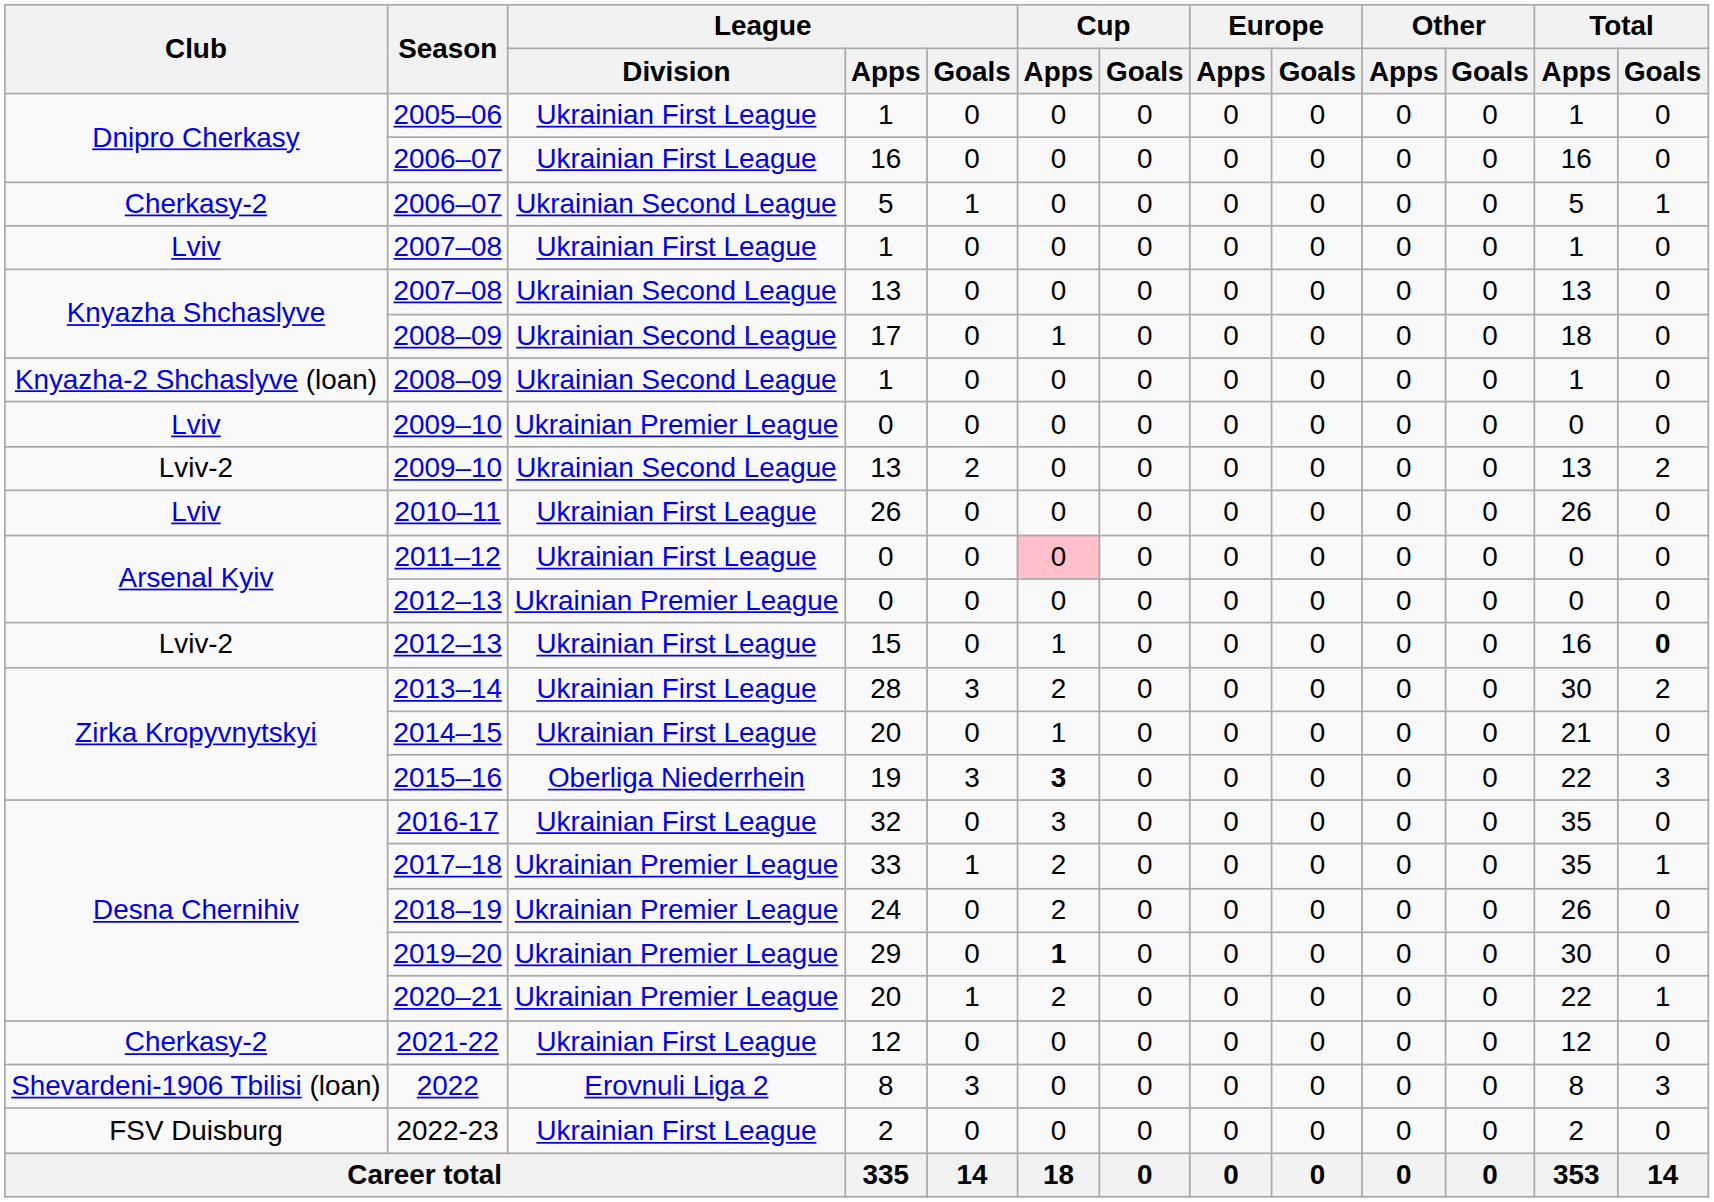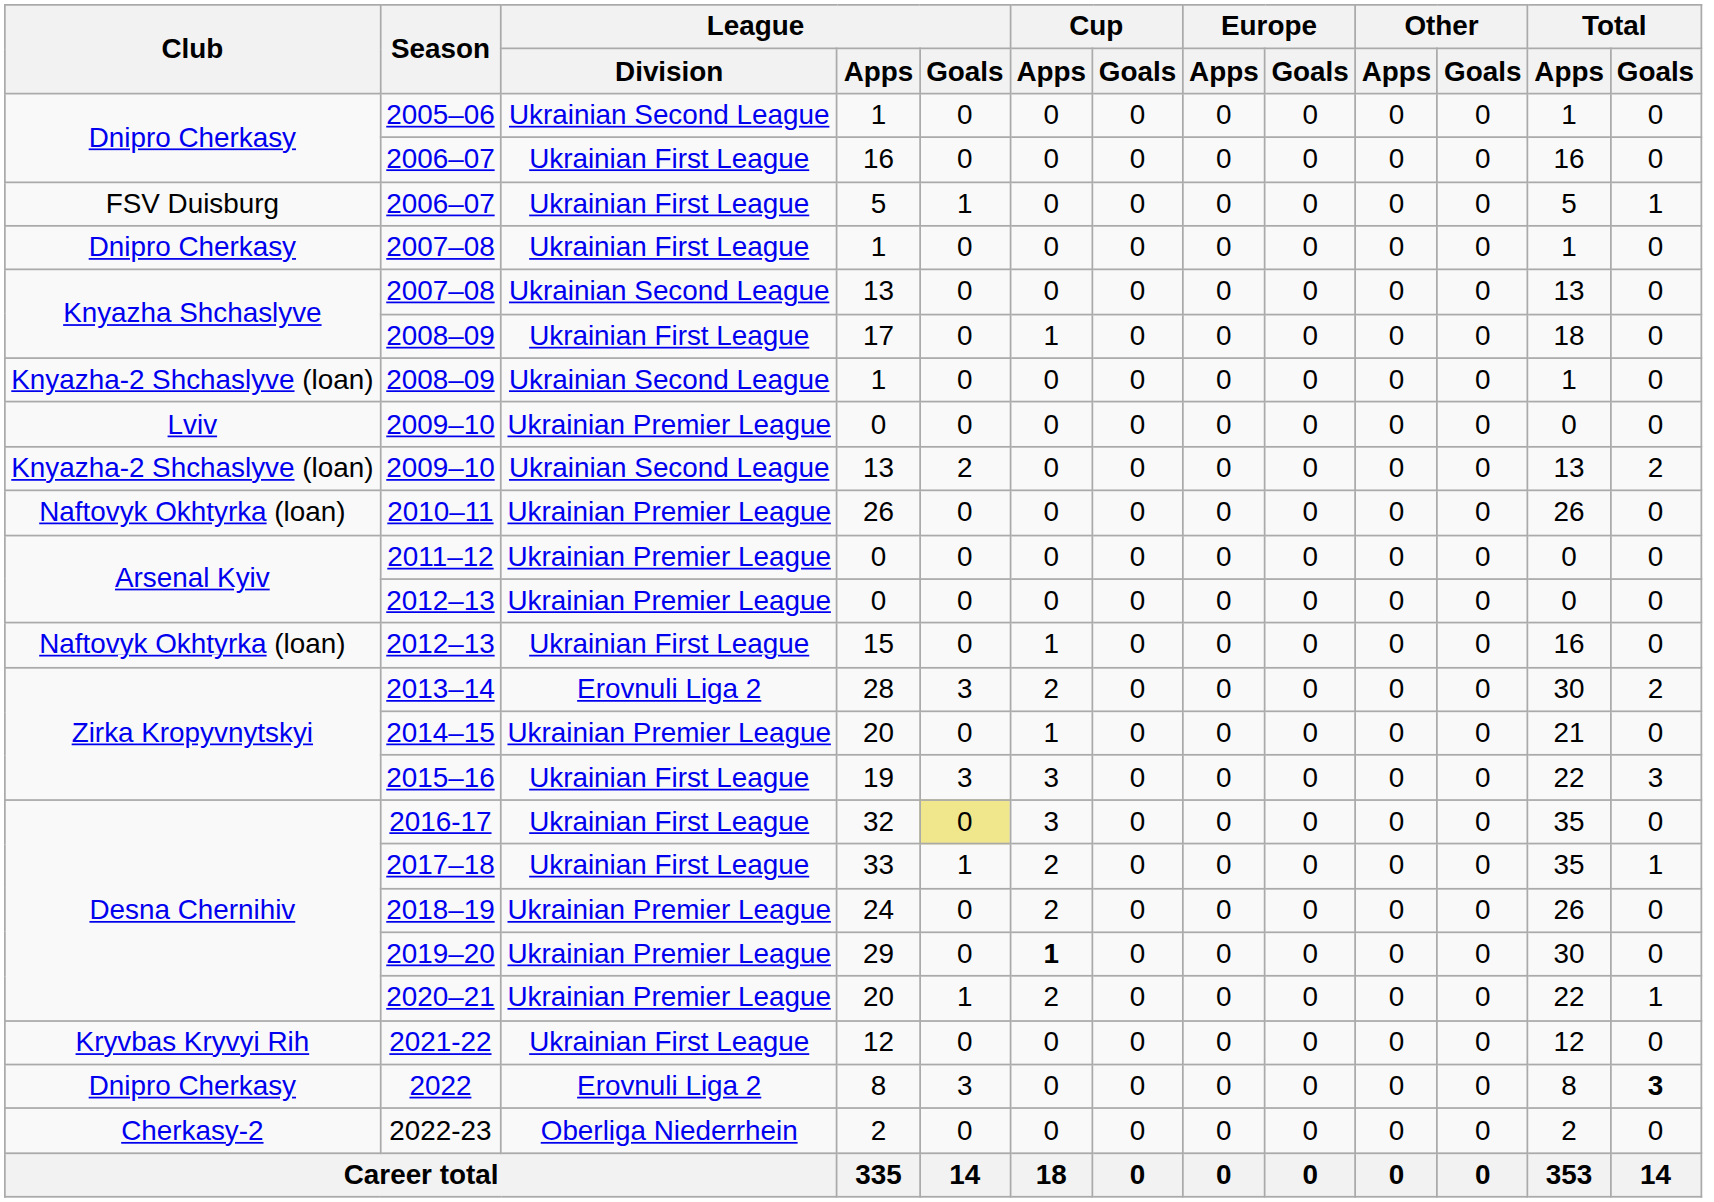(676, 114) Ukrainian First League -> (669, 114) Ukrainian Second League
(196, 203) Cherkasy-2 -> (192, 203) FSV Duisburg
(676, 203) Ukrainian Second League -> (669, 203) Ukrainian First League
(196, 247) Lviv -> (192, 247) Dnipro Cherkasy
(676, 335) Ukrainian Second League -> (669, 335) Ukrainian First League
(196, 468) Lviv-2 -> (192, 468) Knyazha-2 Shchaslyve (loan)
(196, 512) Lviv -> (192, 512) Naftovyk Okhtyrka (loan)
(676, 512) Ukrainian First League -> (669, 512) Ukrainian Premier League
(676, 556) Ukrainian First League -> (669, 556) Ukrainian Premier League
(1058, 556) pink background -> (1051, 556) no background
(196, 644) Lviv-2 -> (192, 644) Naftovyk Okhtyrka (loan)
(1663, 644) bold -> (1655, 644) normal
(676, 688) Ukrainian First League -> (669, 688) Erovnuli Liga 2
(676, 733) Ukrainian First League -> (669, 733) Ukrainian Premier League
(676, 777) Oberliga Niederrhein -> (669, 777) Ukrainian First League
(1058, 777) bold -> (1051, 777) normal
(972, 821) no background -> (965, 821) khaki background
(676, 865) Ukrainian Premier League -> (669, 865) Ukrainian First League
(196, 1042) Cherkasy-2 -> (192, 1042) Kryvbas Kryvyi Rih
(196, 1086) Shevardeni-1906 Tbilisi (loan) -> (192, 1086) Dnipro Cherkasy
(1663, 1086) normal -> (1655, 1086) bold
(196, 1130) FSV Duisburg -> (192, 1130) Cherkasy-2
(676, 1130) Ukrainian First League -> (669, 1130) Oberliga Niederrhein
